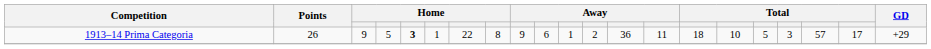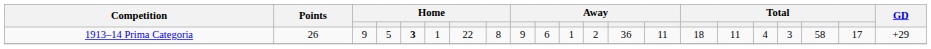(735, 35) 10 -> (735, 35) 11
(765, 35) 5 -> (765, 35) 4
(820, 35) 57 -> (820, 35) 58
